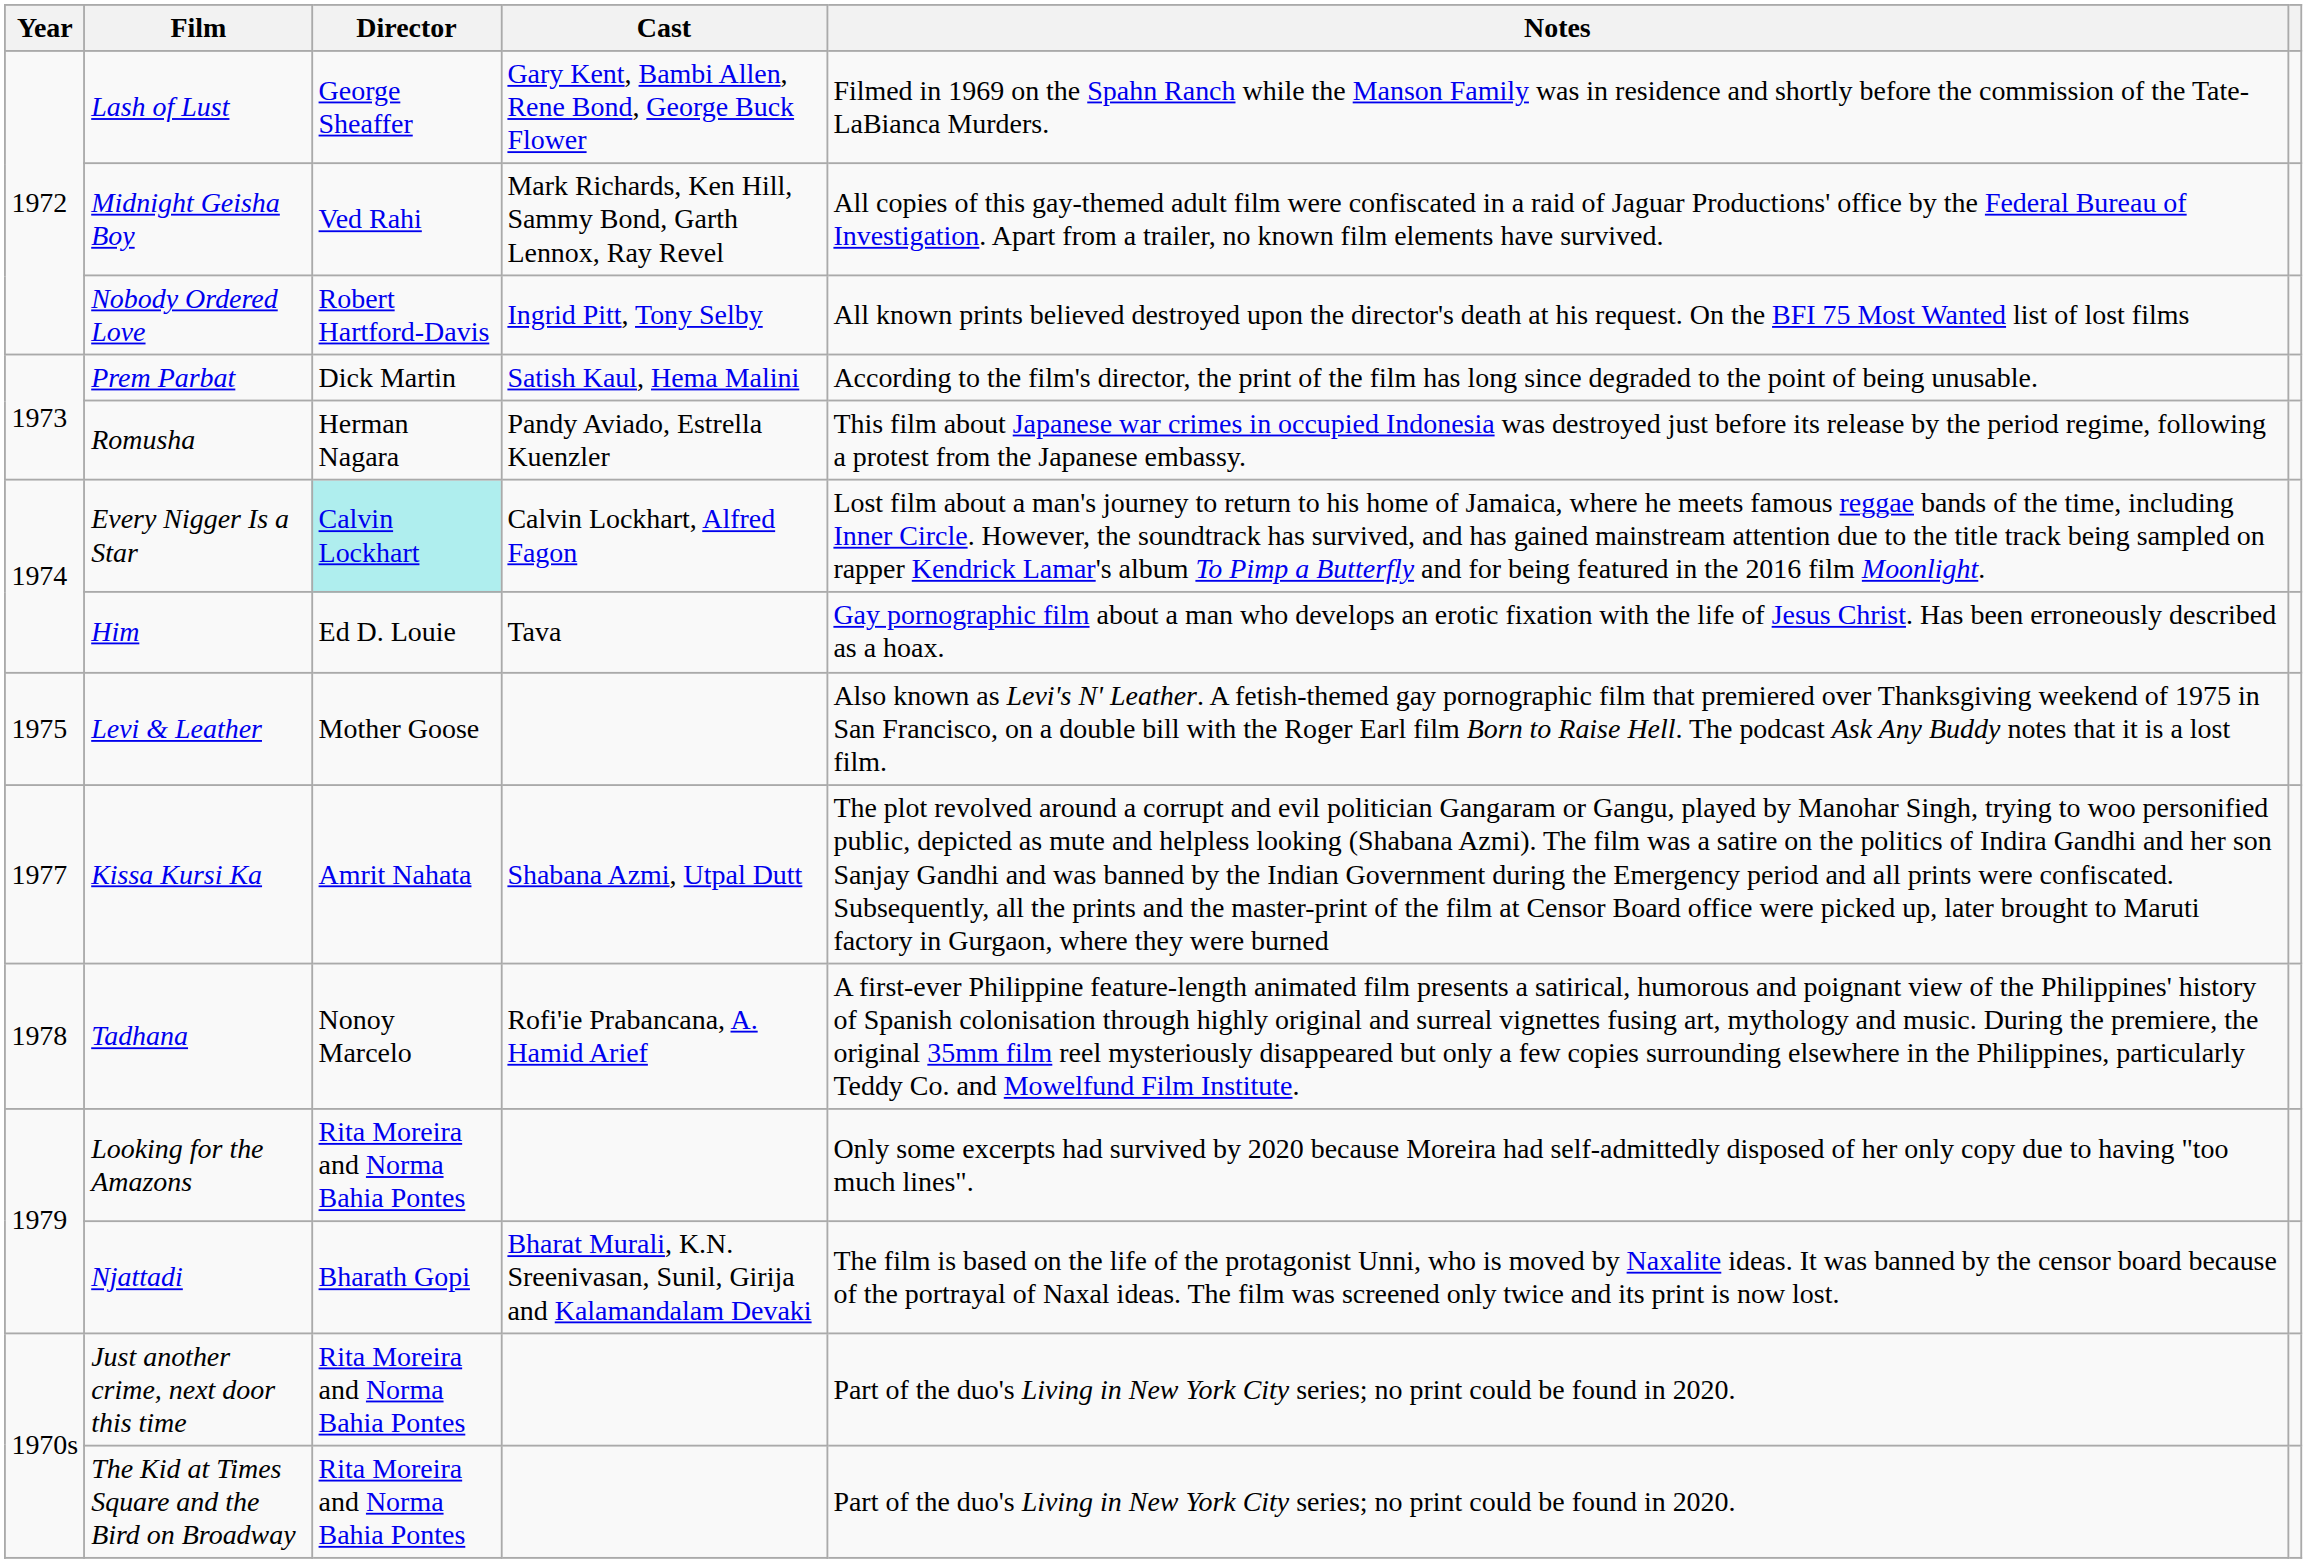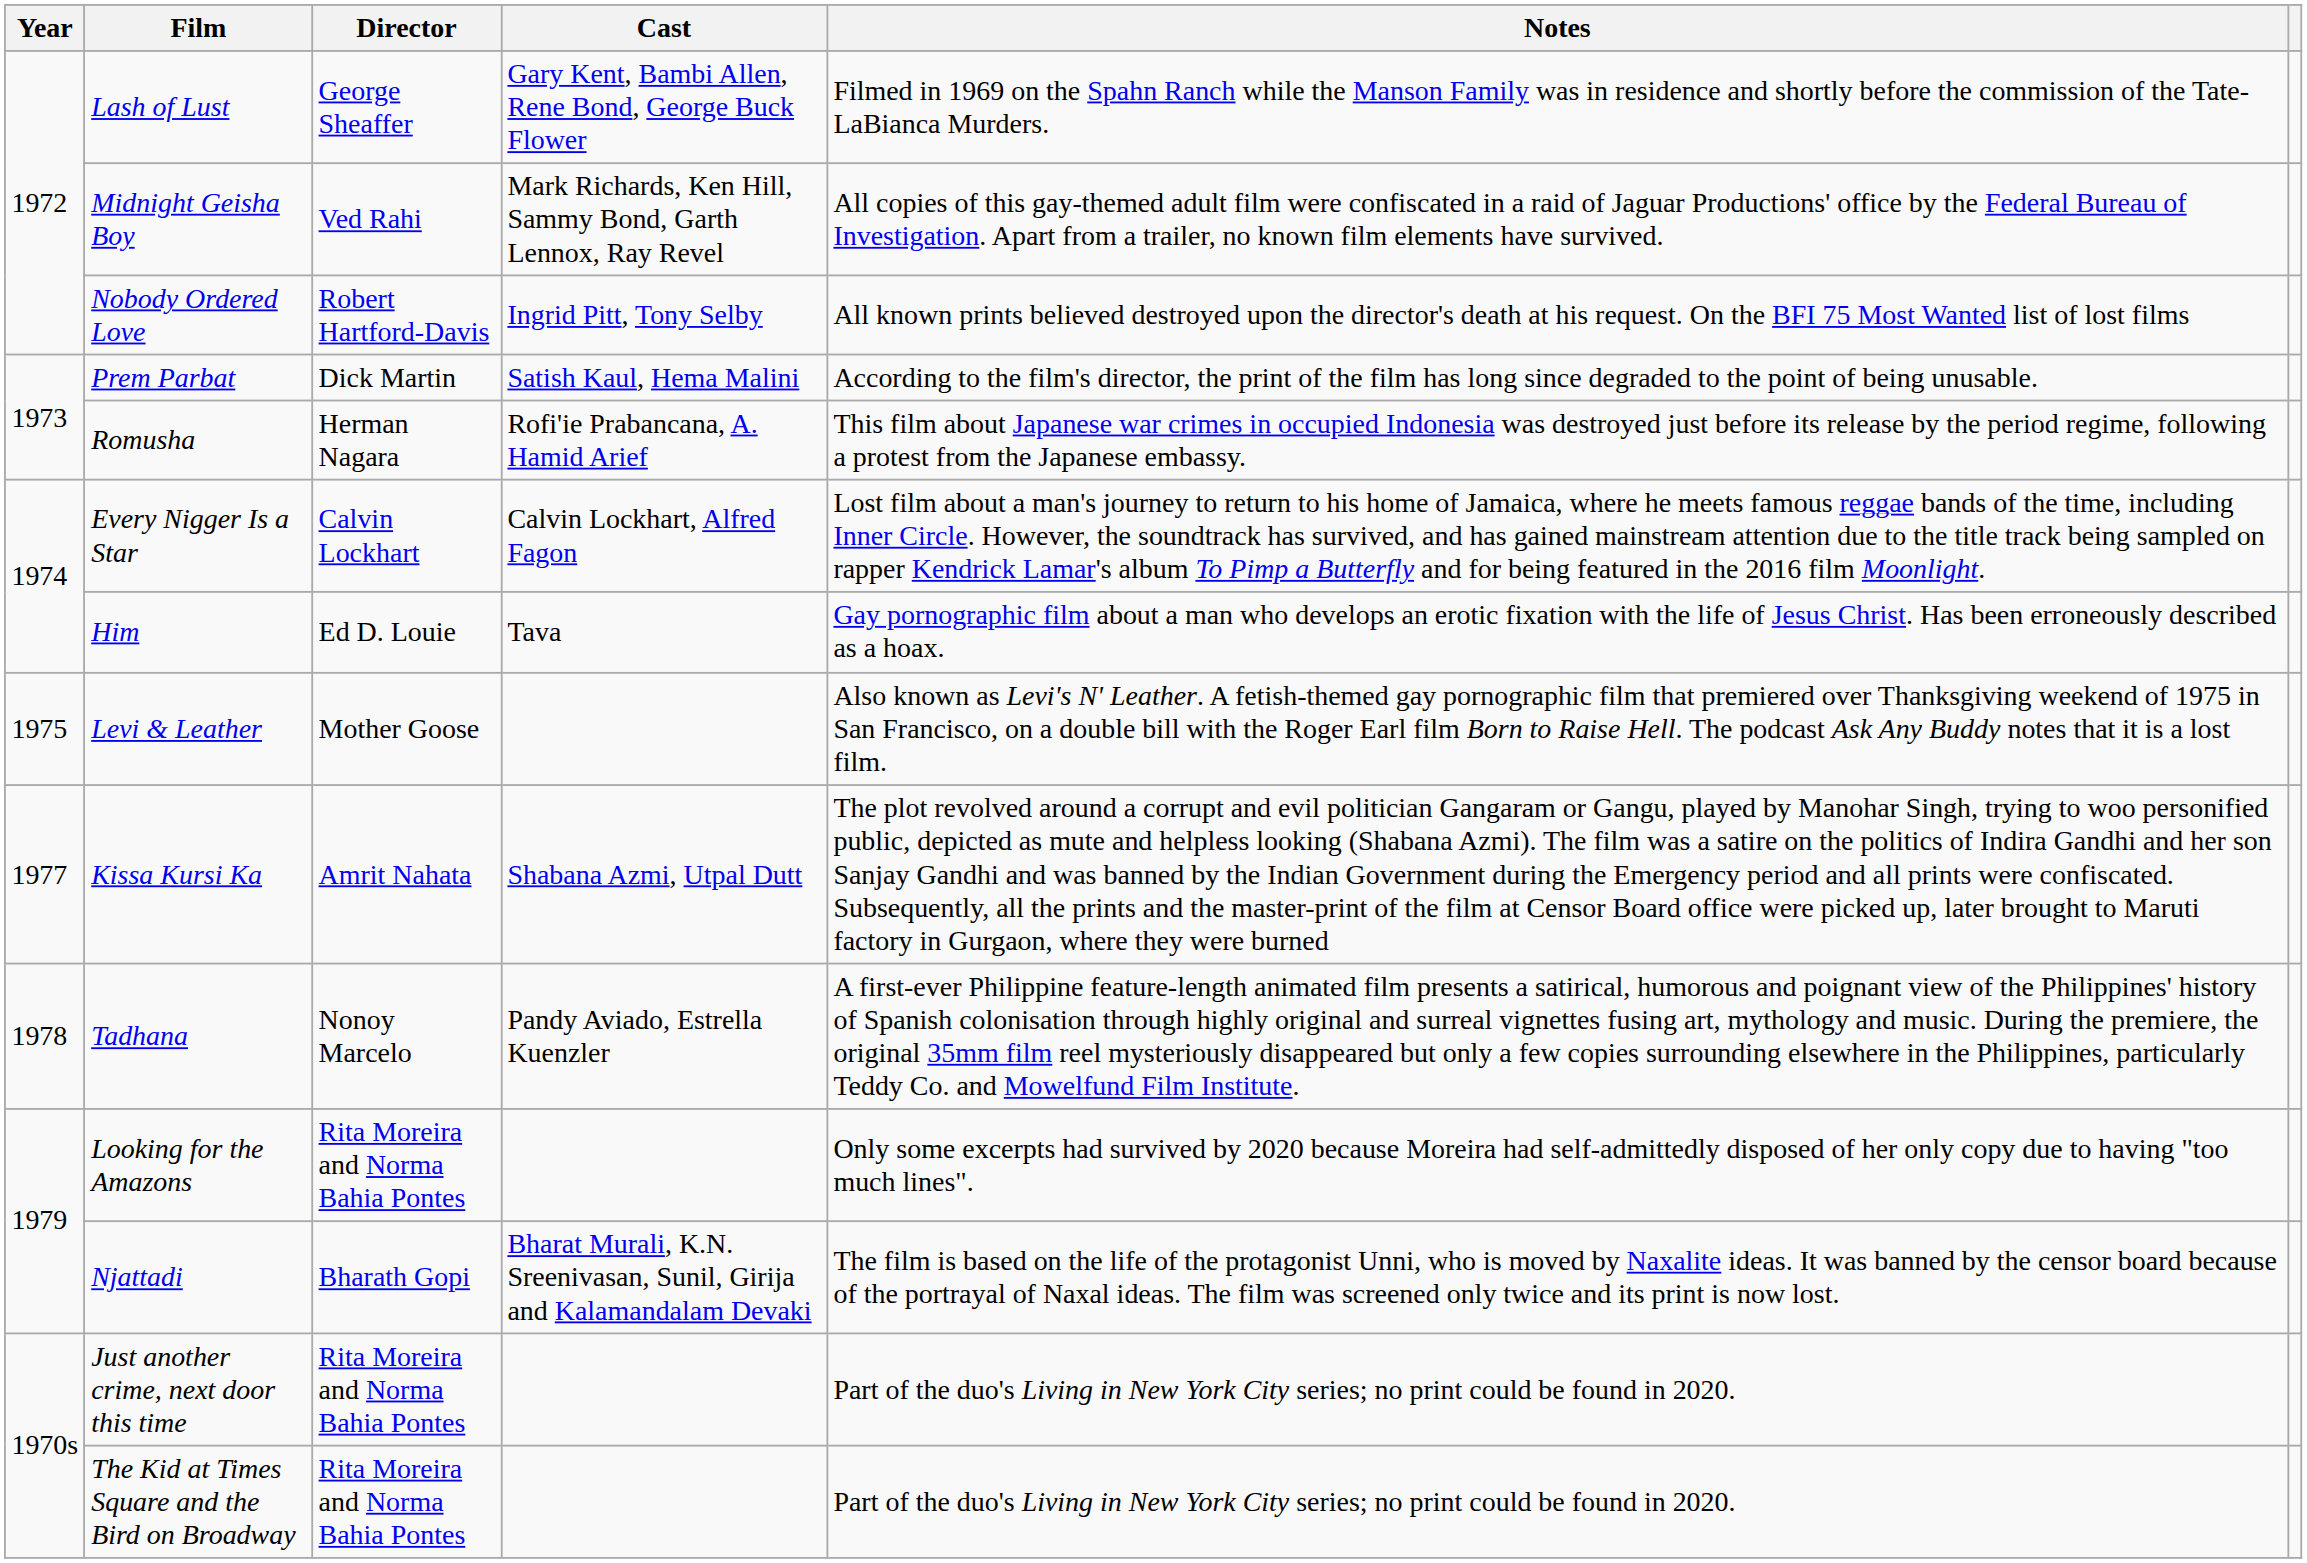(635, 440) Pandy Aviado, Estrella Kuenzler -> (633, 440) Rofi'ie Prabancana, A. Hamid Arief
(369, 536) paleturquoise background -> (369, 536) no background
(633, 1035) Rofi'ie Prabancana, A. Hamid Arief -> (635, 1035) Pandy Aviado, Estrella Kuenzler
